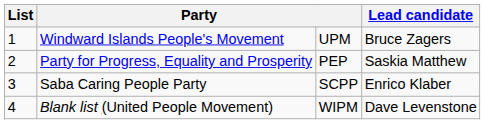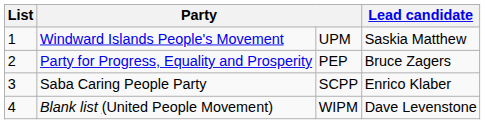(408, 38) Bruce Zagers -> (415, 38) Saskia Matthew
(415, 61) Saskia Matthew -> (408, 61) Bruce Zagers
